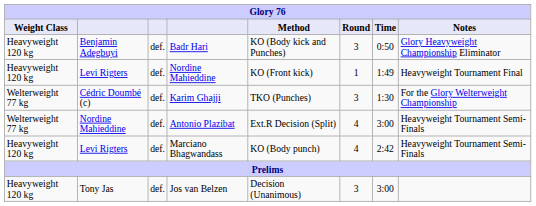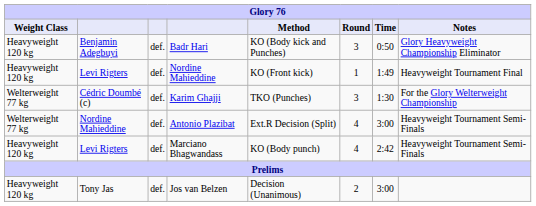(356, 189) 3 -> (356, 189) 2
